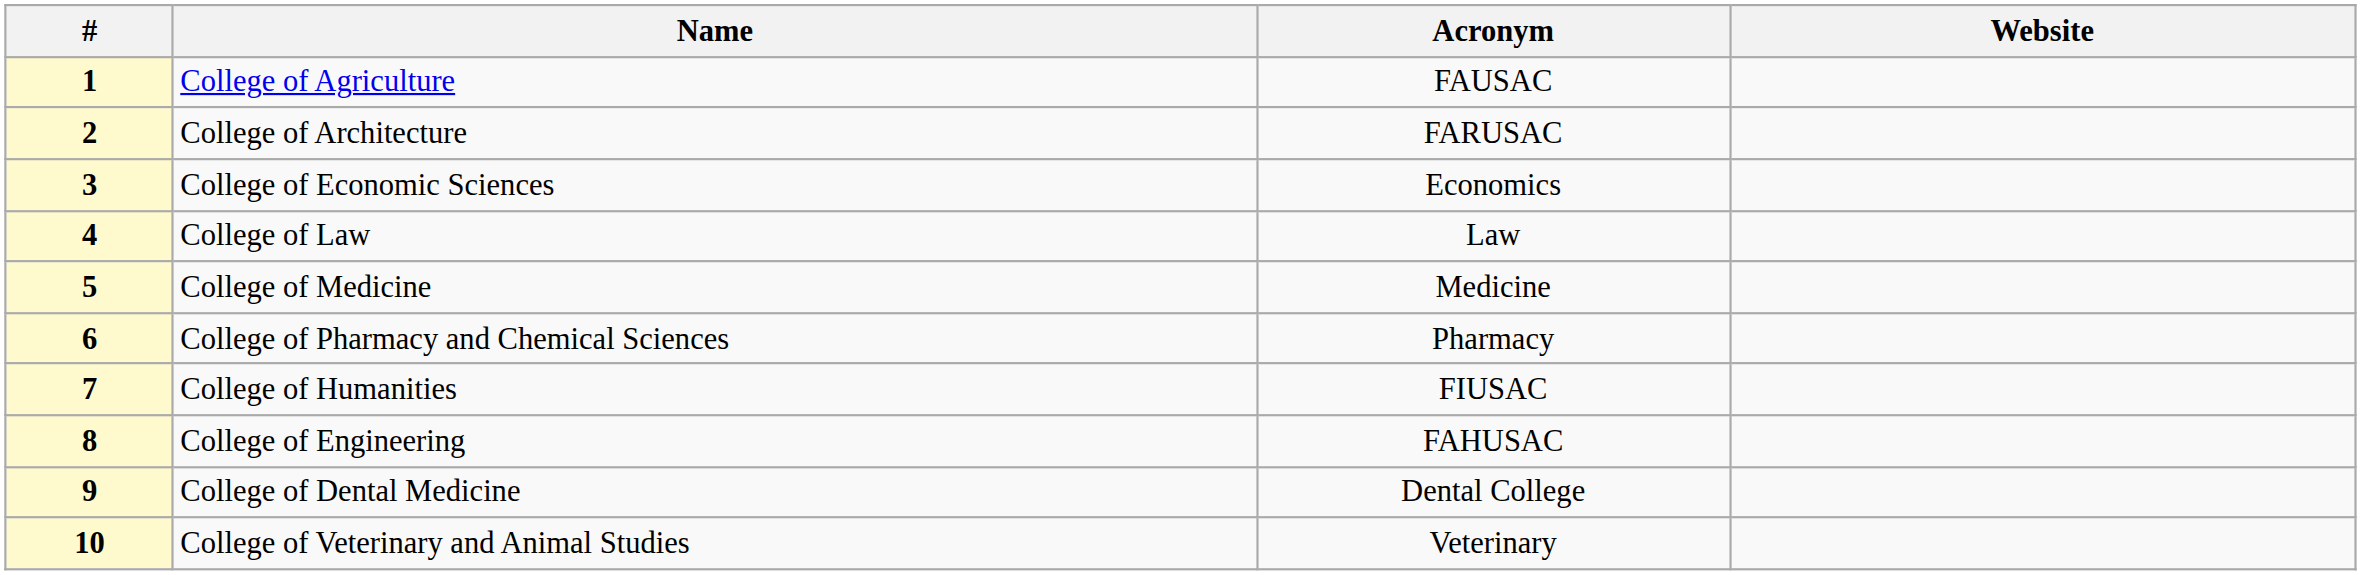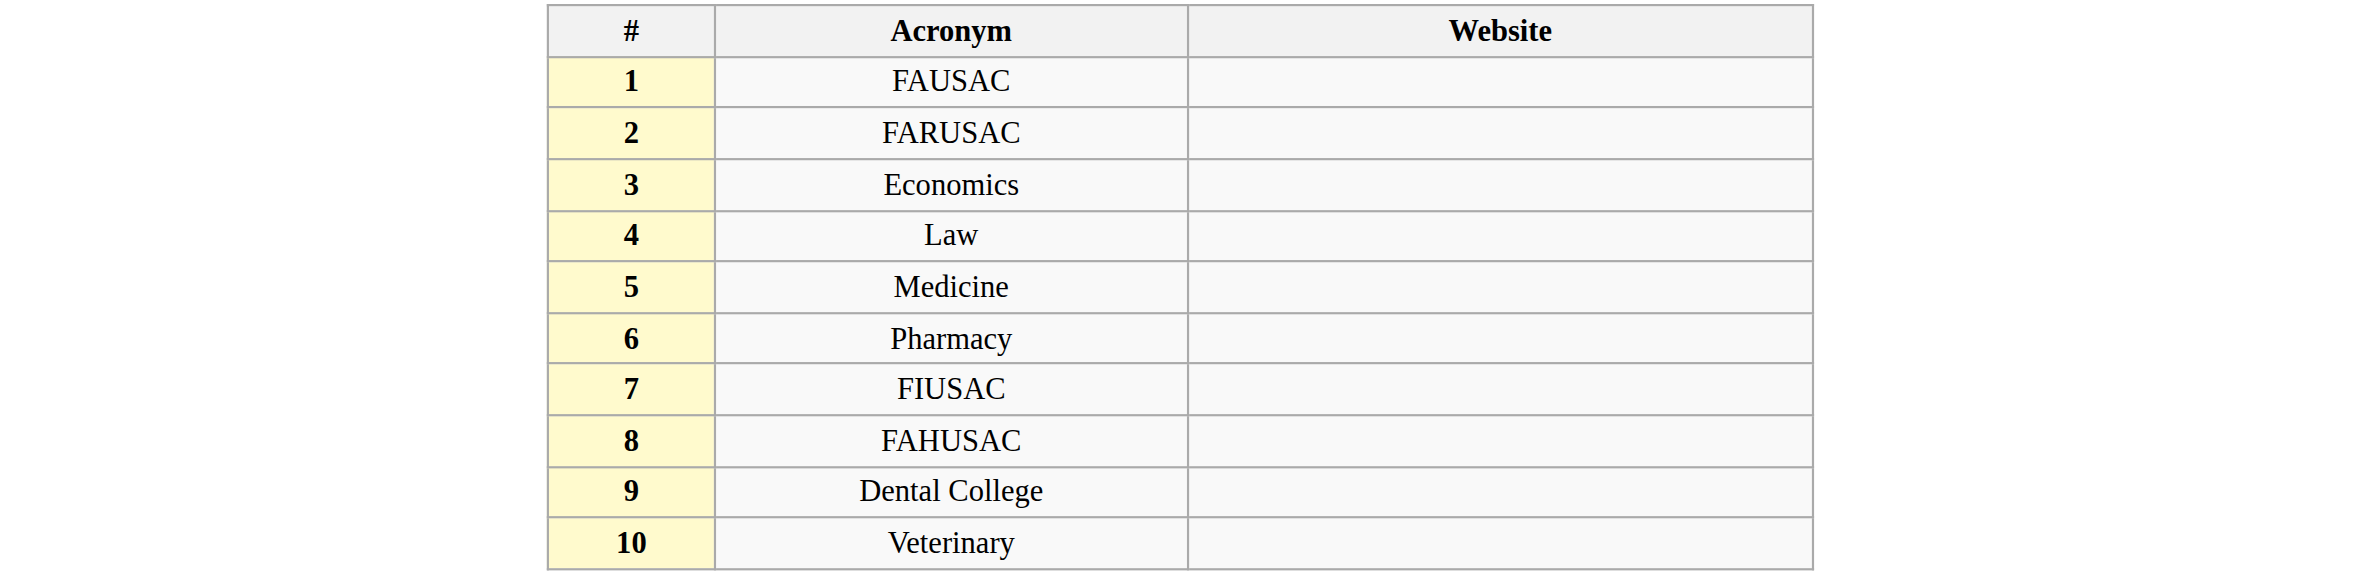- column: (715, 30)
